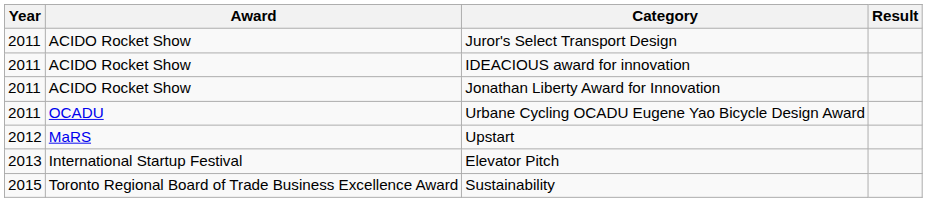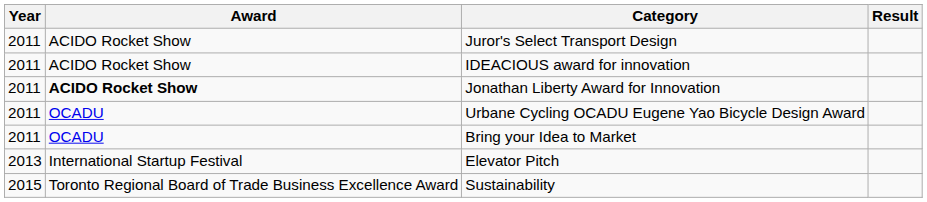(120, 88) normal -> (123, 88) bold
+ row: (551, 137)
- row: (490, 137)
